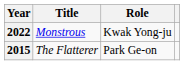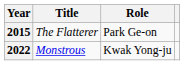rows swapped: (19, 50) <-> (19, 32)
